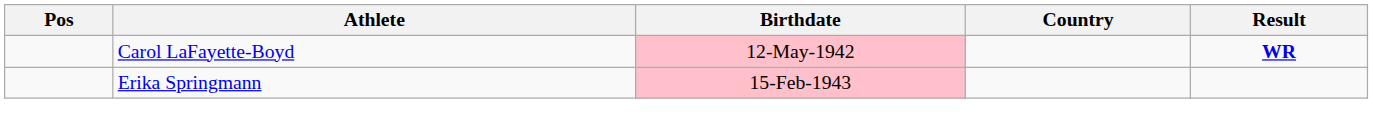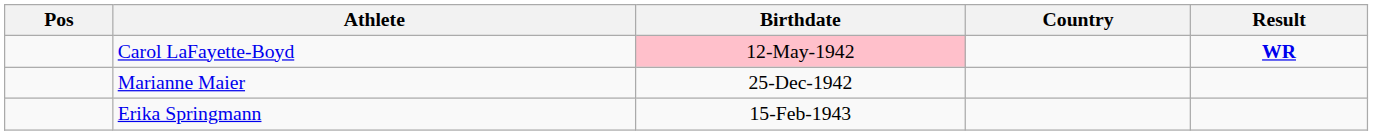+ row: (181, 82)
(800, 82) pink background -> (800, 113) no background
